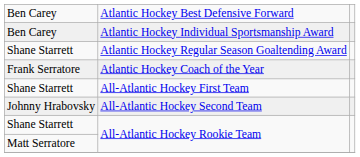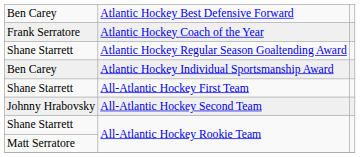rows swapped: (32, 32) <-> (44, 69)
